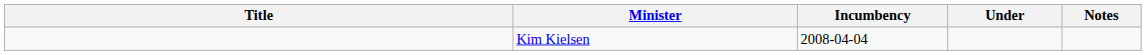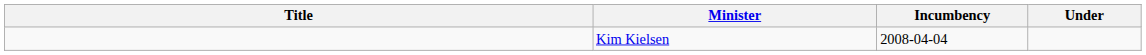- column: (1101, 15)
